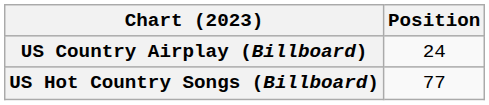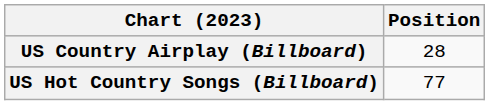(434, 52) 24 -> (434, 52) 28
